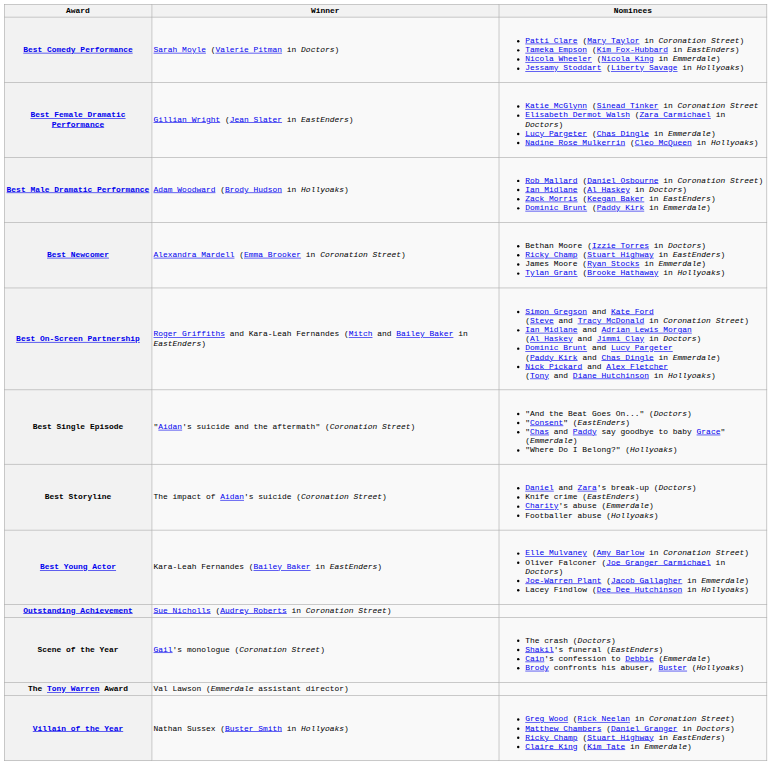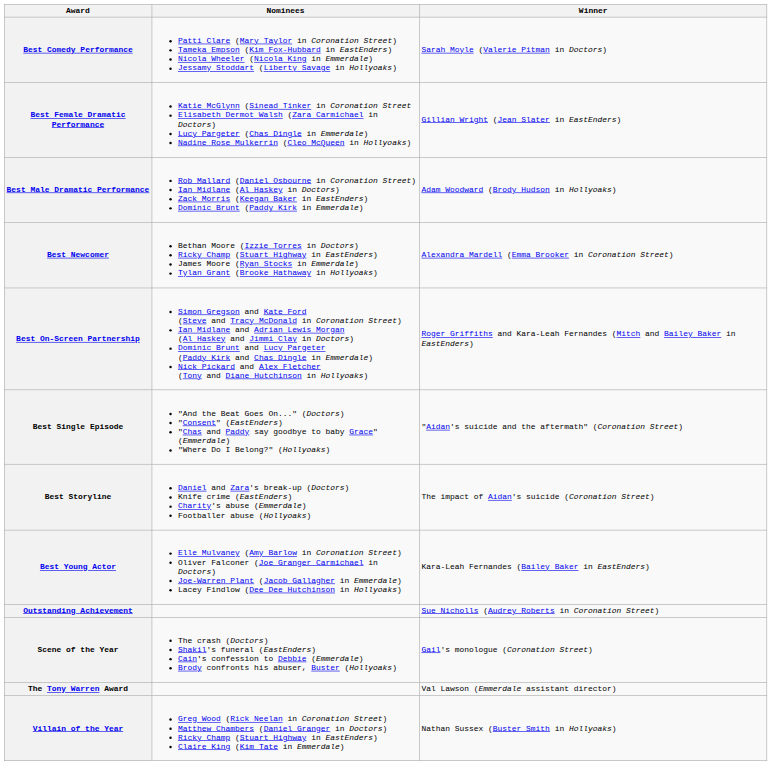columns swapped: (325, 11) <-> (633, 11)
